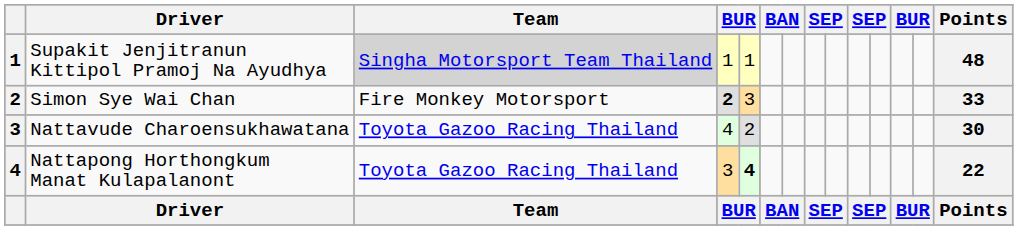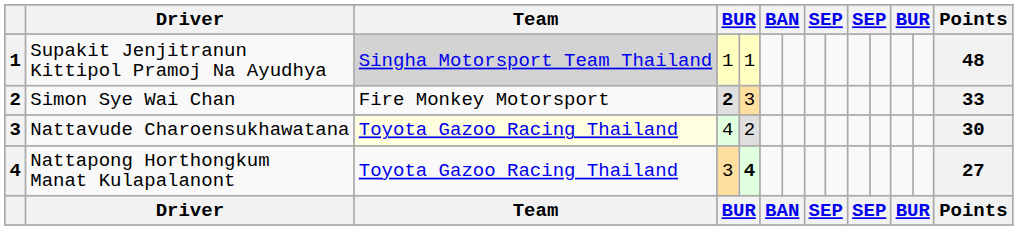(518, 130) no background -> (518, 130) lightyellow background
(973, 171) 22 -> (973, 171) 27
